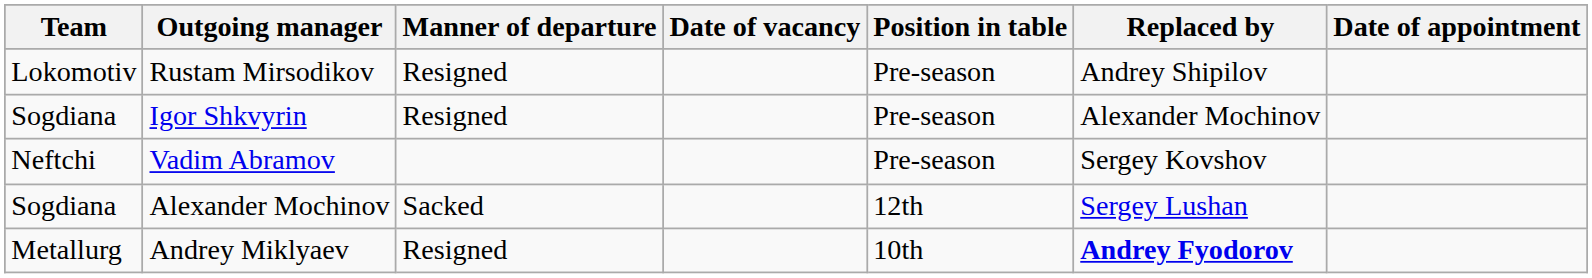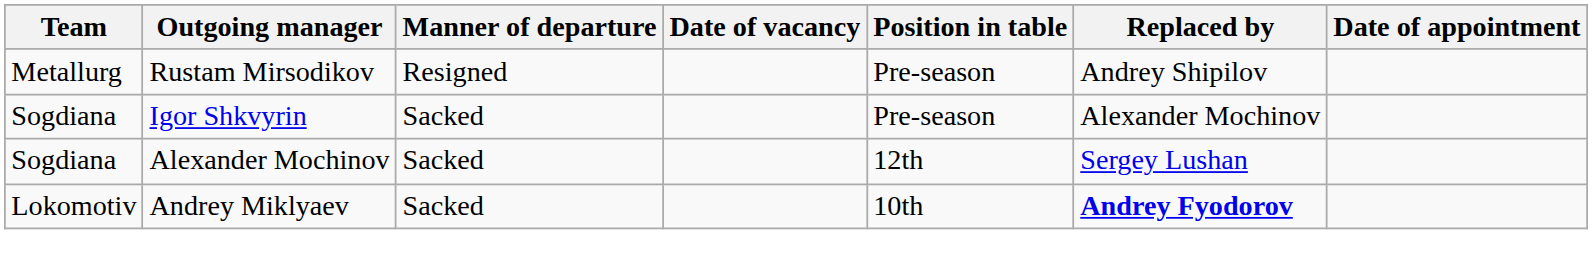(74, 71) Lokomotiv -> (67, 71) Metallurg
(455, 116) Resigned -> (443, 116) Sacked
- row: (242, 160)
(67, 250) Metallurg -> (74, 205) Lokomotiv
(455, 250) Resigned -> (443, 205) Sacked
